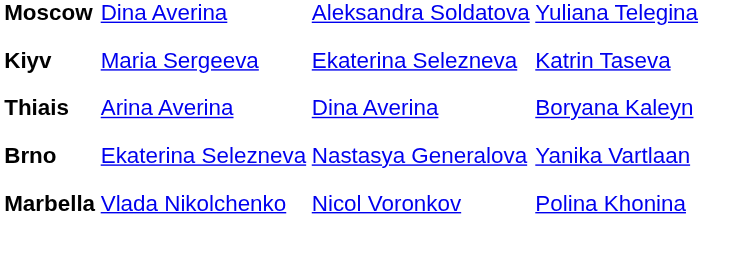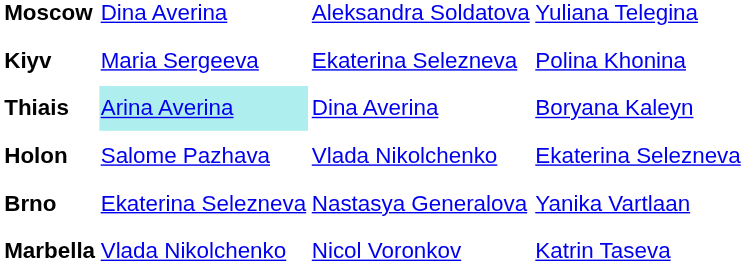(603, 60) Katrin Taseva -> (611, 60) Polina Khonina
(167, 108) no background -> (167, 108) paleturquoise background
+ row: (36, 155)
(611, 203) Polina Khonina -> (603, 250) Katrin Taseva
